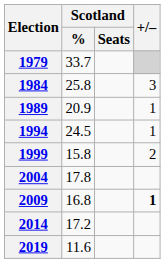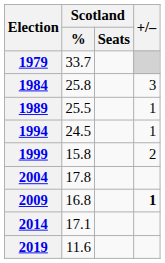(78, 108) 20.9 -> (78, 108) 25.5
(78, 223) 17.2 -> (78, 223) 17.1
